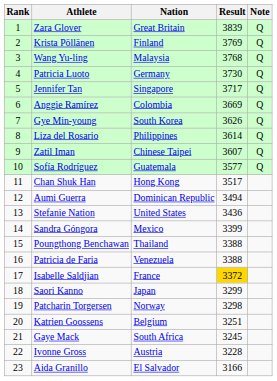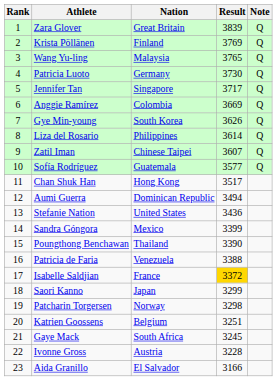(232, 58) 3768 -> (232, 58) 3765
(232, 244) 3388 -> (232, 244) 3390
